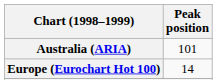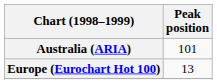(188, 68) 14 -> (188, 68) 13
